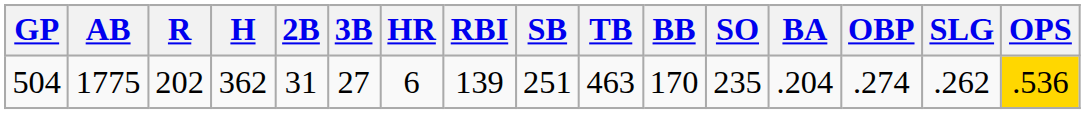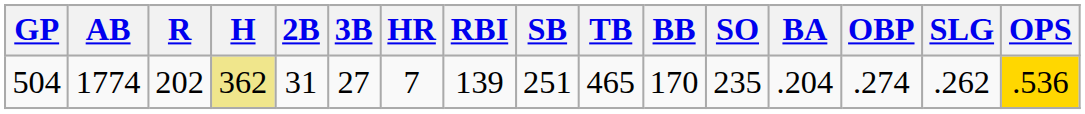(108, 81) 1775 -> (108, 81) 1774
(243, 81) no background -> (243, 81) khaki background
(412, 81) 6 -> (412, 81) 7
(611, 81) 463 -> (611, 81) 465
